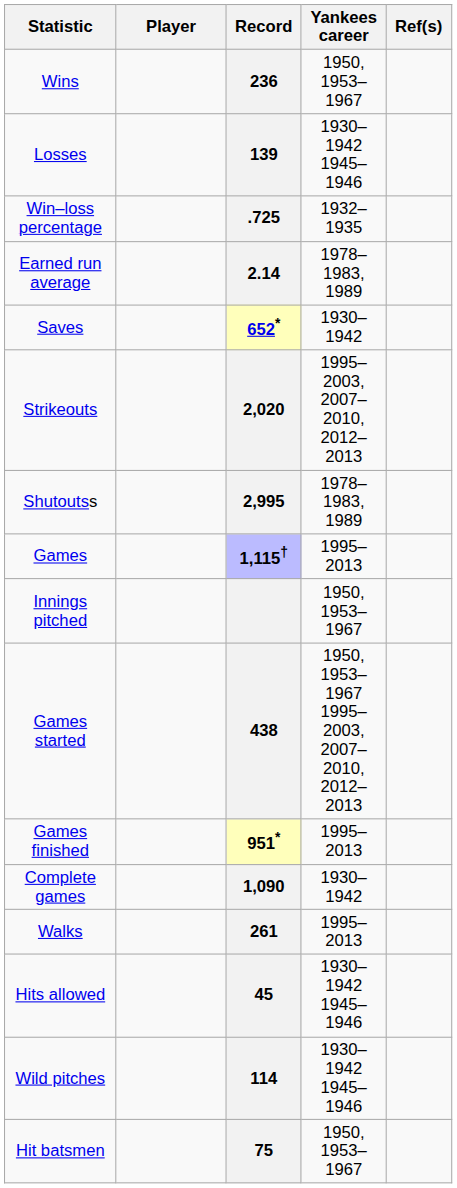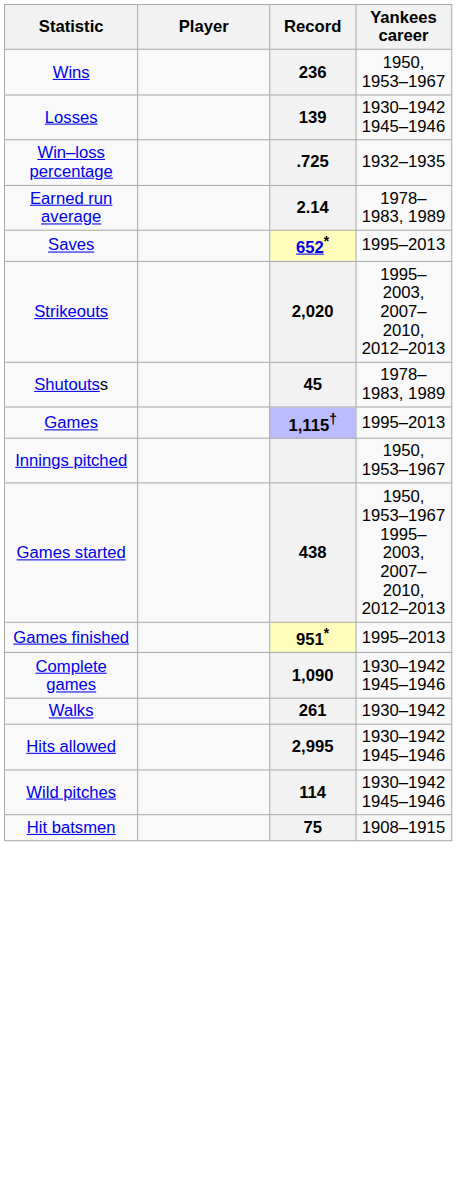- column: (419, 27)
(344, 327) 1930–1942 -> (403, 245) 1995–2013
(264, 501) 2,995 -> (313, 384) 45
(344, 886) 1930–1942 -> (403, 675) 1930–1942 1945–1946
(344, 931) 1995–2013 -> (403, 711) 1930–1942
(264, 995) 45 -> (313, 746) 2,995
(344, 1151) 1950, 1953–1967 -> (403, 827) 1908–1915
